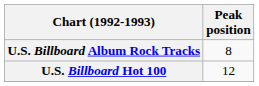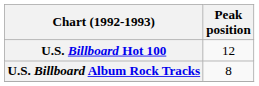rows swapped: (104, 71) <-> (104, 50)
